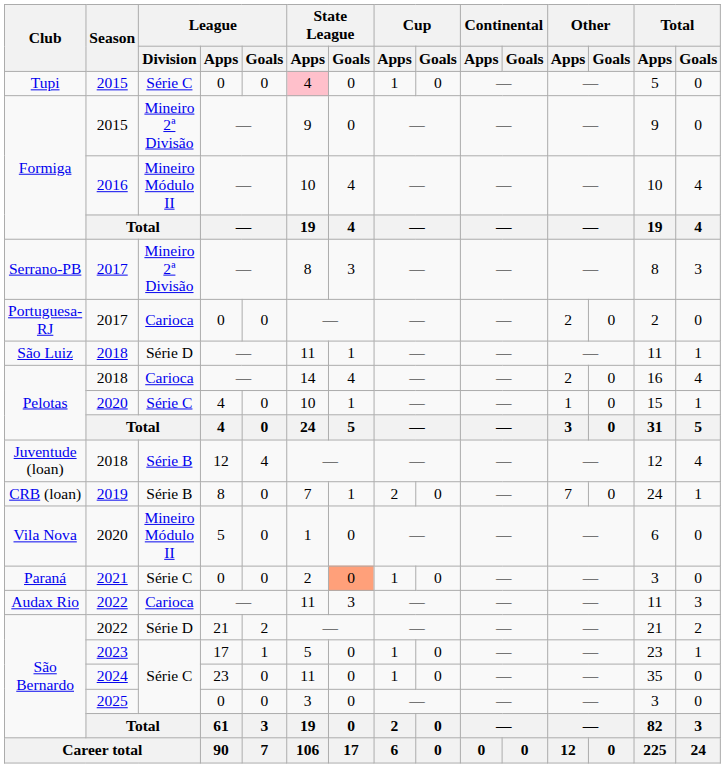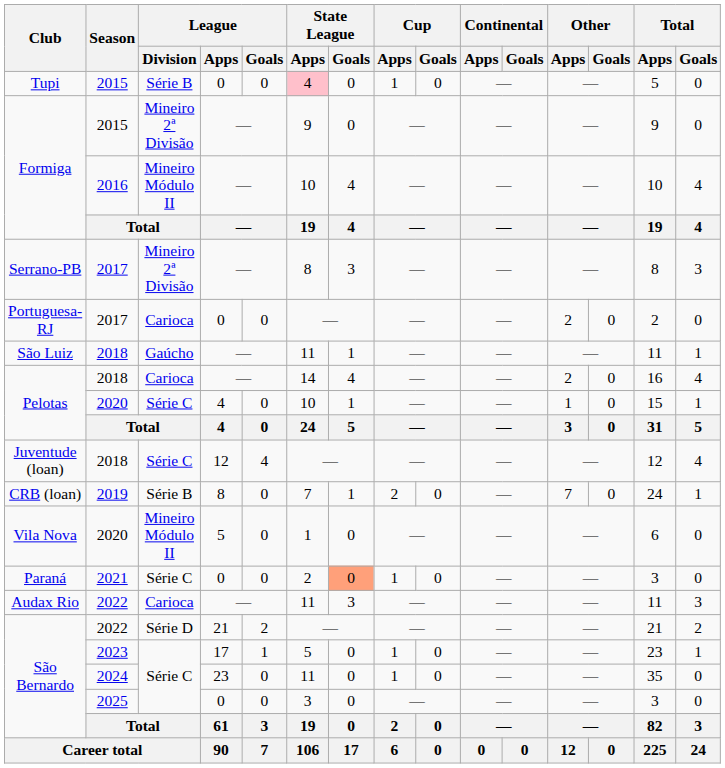(169, 83) Série C -> (169, 83) Série B
(169, 353) Série D -> (169, 353) Gaúcho
(169, 460) Série B -> (169, 460) Série C
